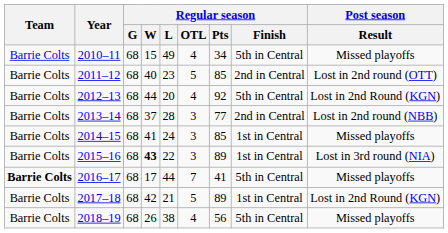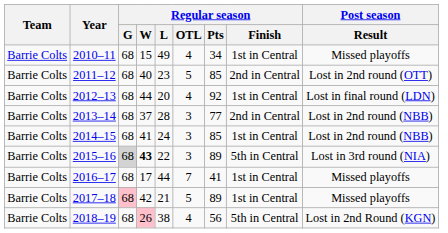(269, 55) 5th in Central -> (265, 55) 1st in Central
(269, 96) 5th in Central -> (265, 96) 1st in Central
(375, 96) Lost in 2nd Round (KGN) -> (370, 96) Lost in final round (LDN)
(375, 136) Missed playoffs -> (370, 136) Lost in 2nd round (NBB)
(132, 156) no background -> (128, 156) lightgrey background
(269, 156) 1st in Central -> (265, 156) 5th in Central
(40, 177) bold -> (37, 177) normal
(269, 177) 5th in Central -> (265, 177) 1st in Central
(132, 197) no background -> (128, 197) pink background
(375, 197) Lost in 2nd Round (KGN) -> (370, 197) Missed playoffs
(151, 217) no background -> (146, 217) pink background
(375, 217) Missed playoffs -> (370, 217) Lost in 2nd Round (KGN)
